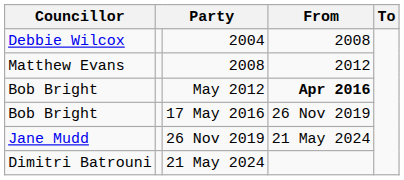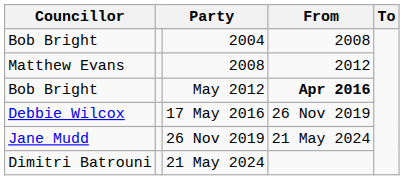(66, 41) Debbie Wilcox -> (53, 41) Bob Bright
(53, 114) Bob Bright -> (66, 114) Debbie Wilcox
